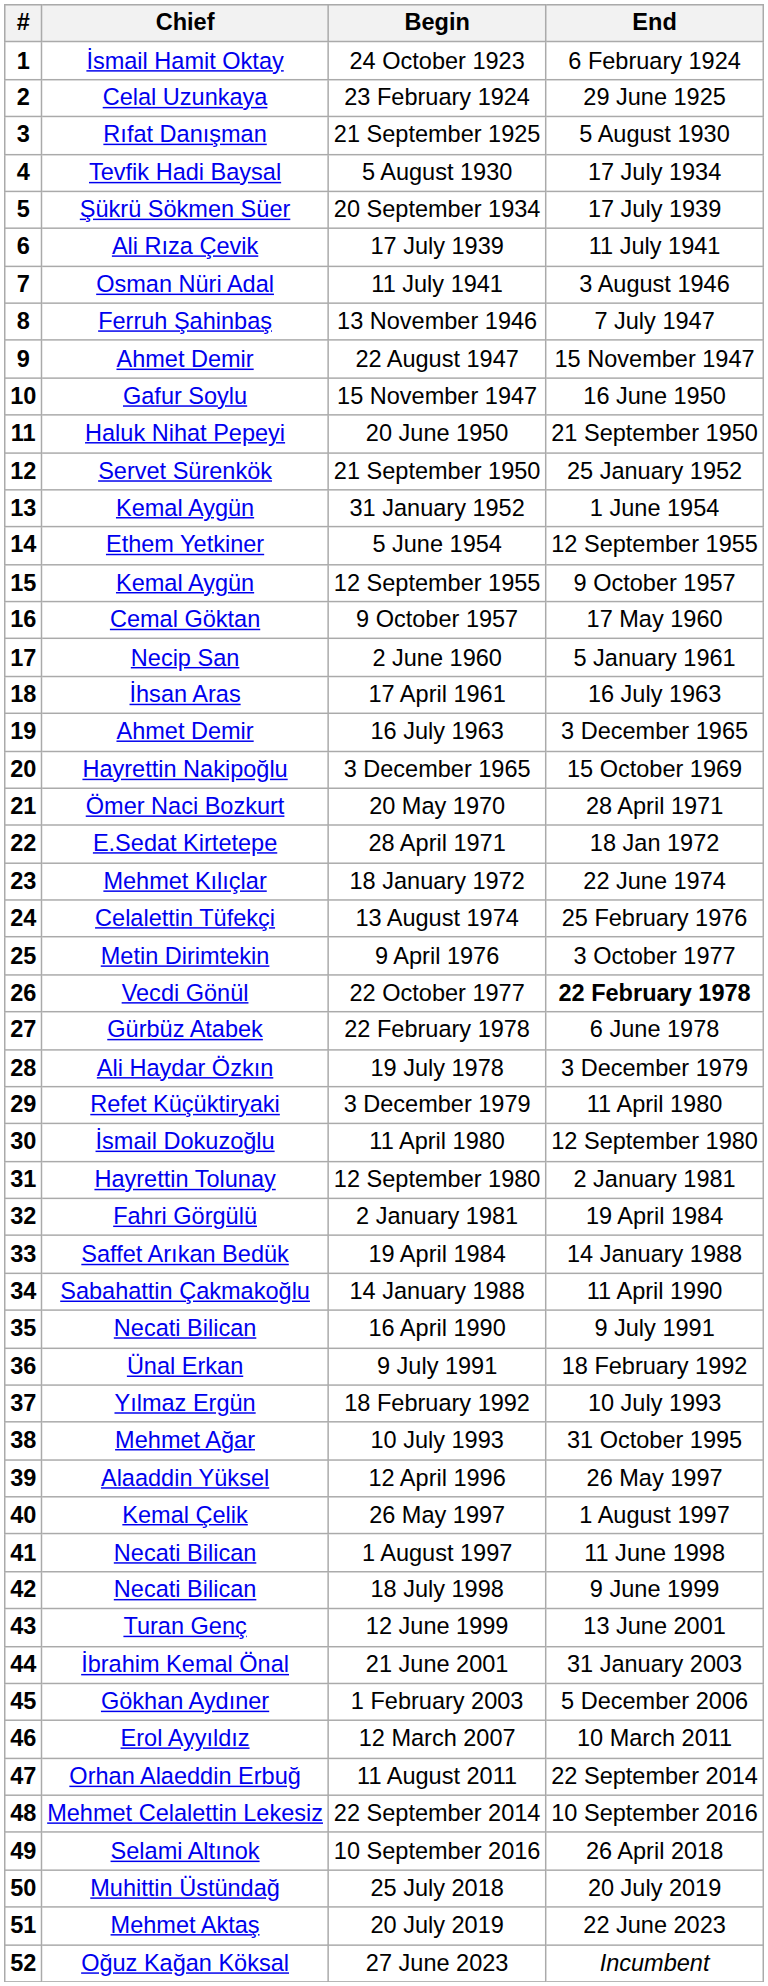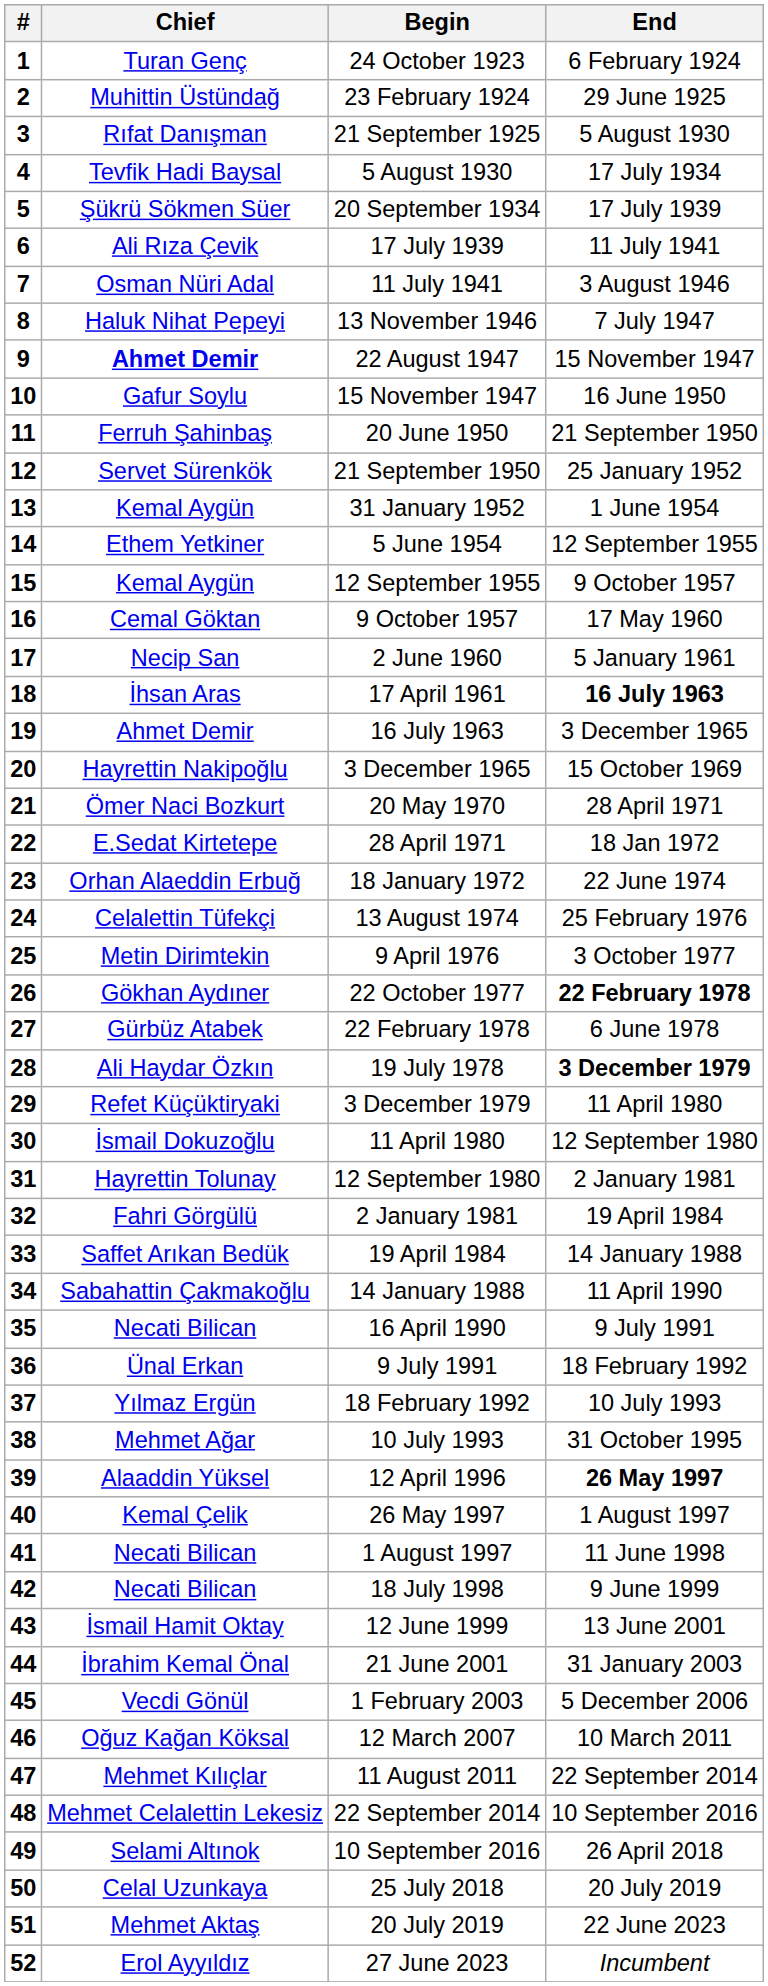(185, 60) İsmail Hamit Oktay -> (185, 60) Turan Genç
(185, 97) Celal Uzunkaya -> (185, 97) Muhittin Üstündağ
(185, 321) Ferruh Şahinbaş -> (185, 321) Haluk Nihat Pepeyi
(185, 358) normal -> (185, 358) bold
(185, 433) Haluk Nihat Pepeyi -> (185, 433) Ferruh Şahinbaş
(655, 694) normal -> (655, 694) bold
(185, 881) Mehmet Kılıçlar -> (185, 881) Orhan Alaeddin Erbuğ
(185, 992) Vecdi Gönül -> (185, 992) Gökhan Aydıner
(655, 1067) normal -> (655, 1067) bold
(655, 1477) normal -> (655, 1477) bold
(185, 1627) Turan Genç -> (185, 1627) İsmail Hamit Oktay
(185, 1701) Gökhan Aydıner -> (185, 1701) Vecdi Gönül
(185, 1739) Erol Ayyıldız -> (185, 1739) Oğuz Kağan Köksal
(185, 1776) Orhan Alaeddin Erbuğ -> (185, 1776) Mehmet Kılıçlar
(185, 1888) Muhittin Üstündağ -> (185, 1888) Celal Uzunkaya
(185, 1962) Oğuz Kağan Köksal -> (185, 1962) Erol Ayyıldız
